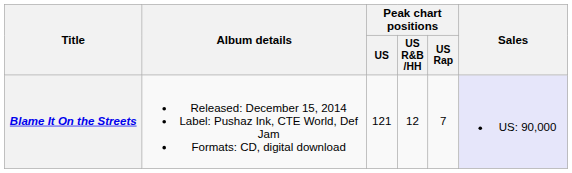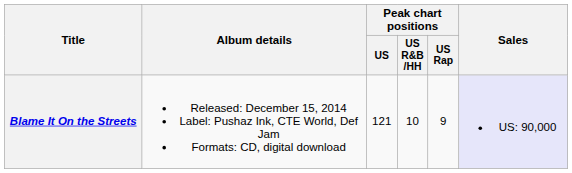(413, 121) 12 -> (413, 121) 10
(443, 121) 7 -> (443, 121) 9
